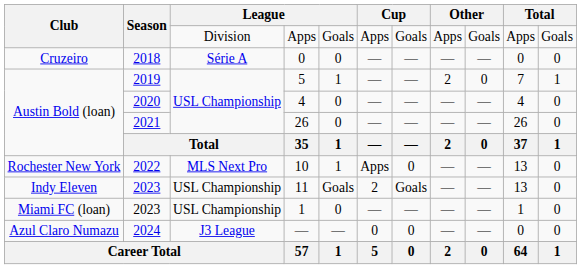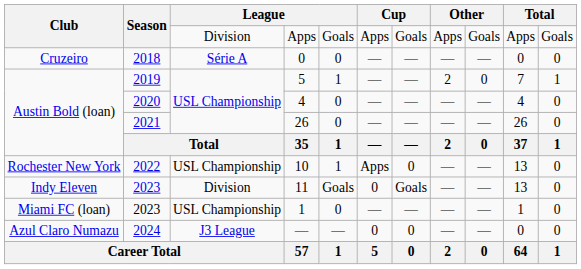(227, 166) MLS Next Pro -> (227, 166) USL Championship
(227, 187) USL Championship -> (227, 187) Division
(375, 187) 2 -> (375, 187) 0
